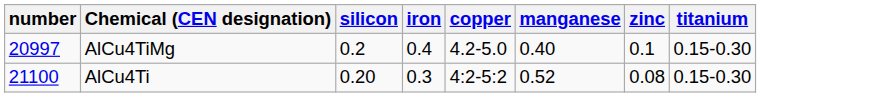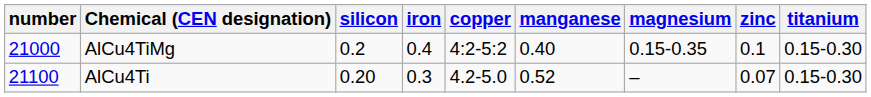+ column: (680, 19)
(34, 48) 20997 -> (34, 48) 21000
(478, 48) 4.2-5.0 -> (478, 48) 4:2-5:2
(478, 77) 4:2-5:2 -> (478, 77) 4.2-5.0
(647, 77) 0.08 -> (758, 77) 0.07
